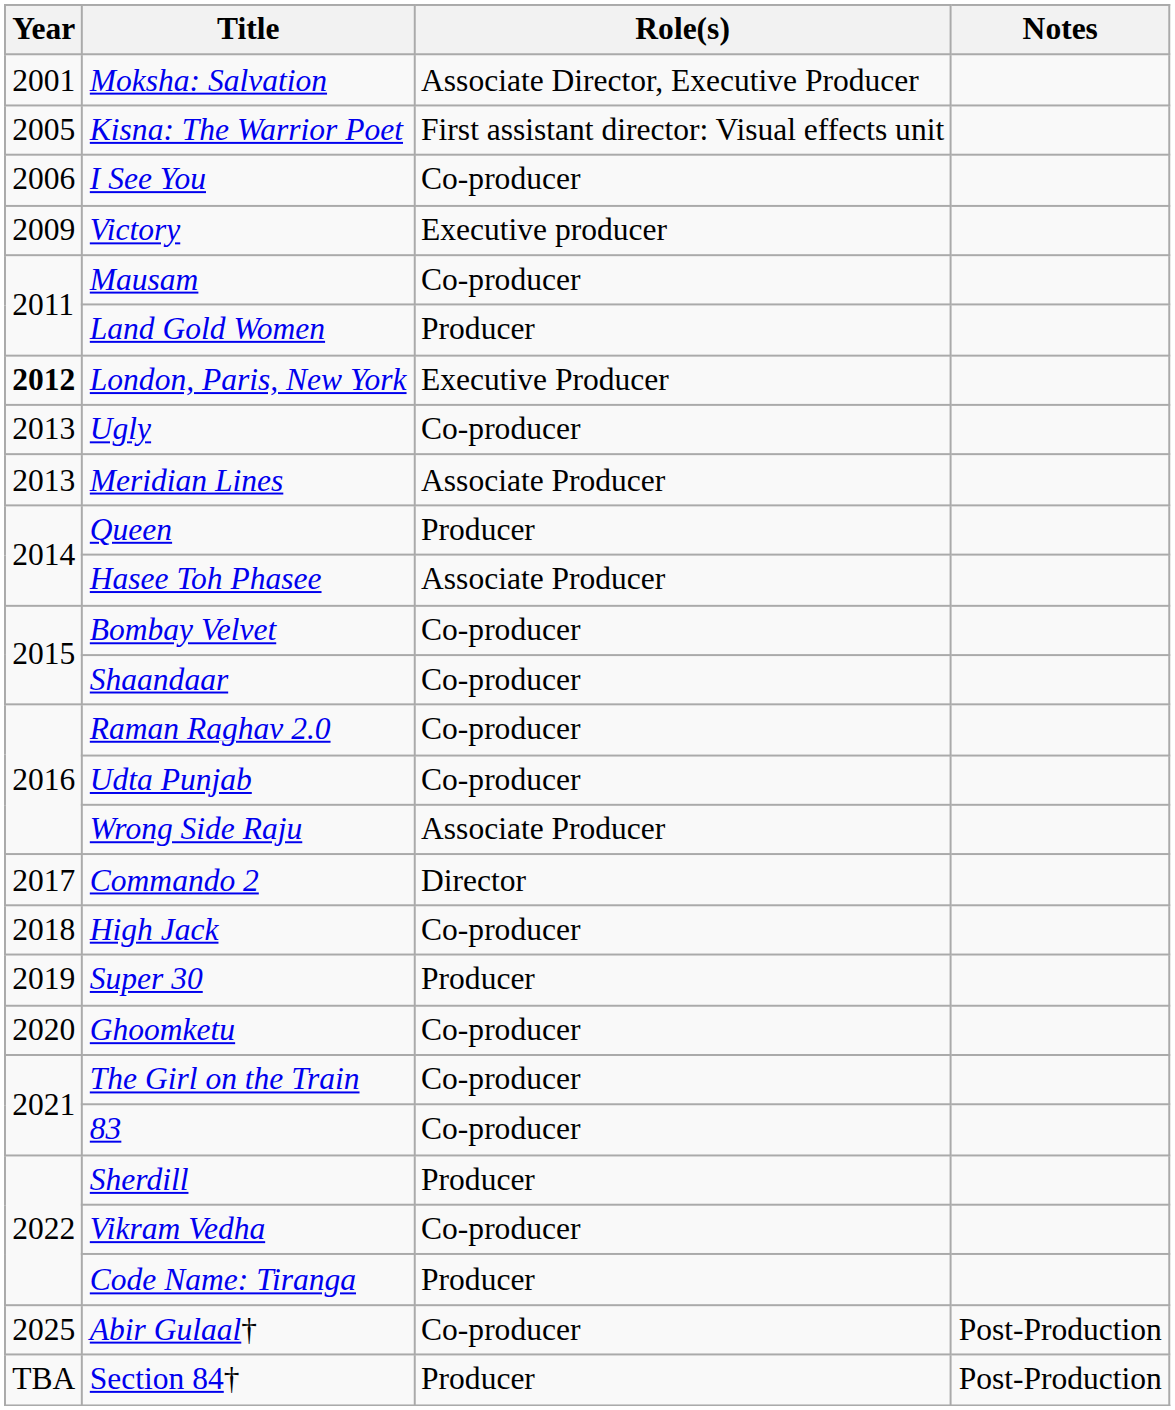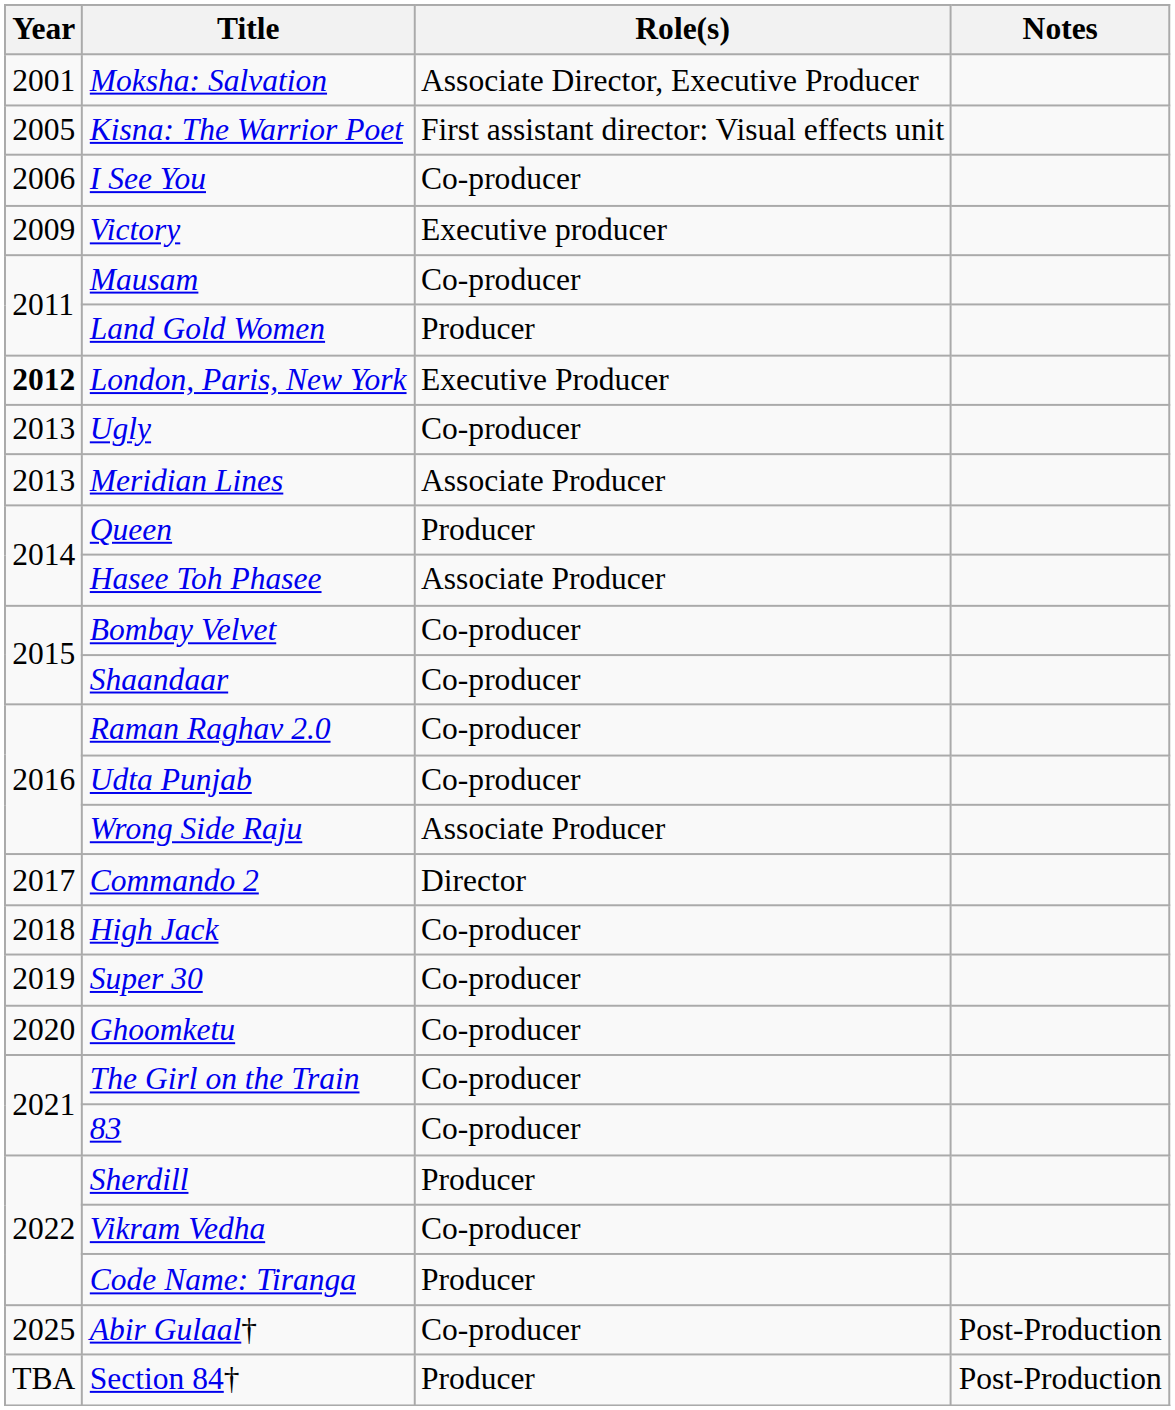(478, 979) Producer -> (501, 979) Co-producer
